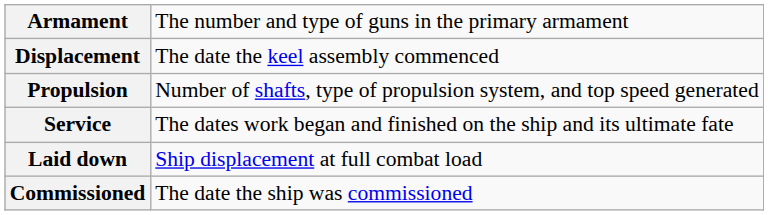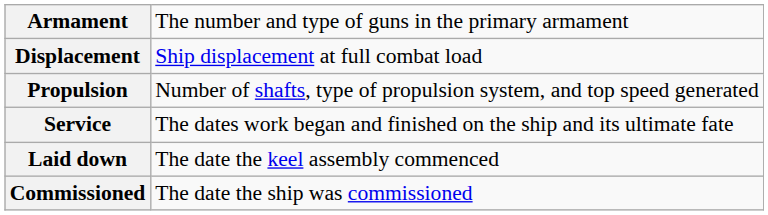(327, 55) The date the keel assembly commenced -> (319, 55) Ship displacement at full combat load
(319, 158) Ship displacement at full combat load -> (327, 158) The date the keel assembly commenced
